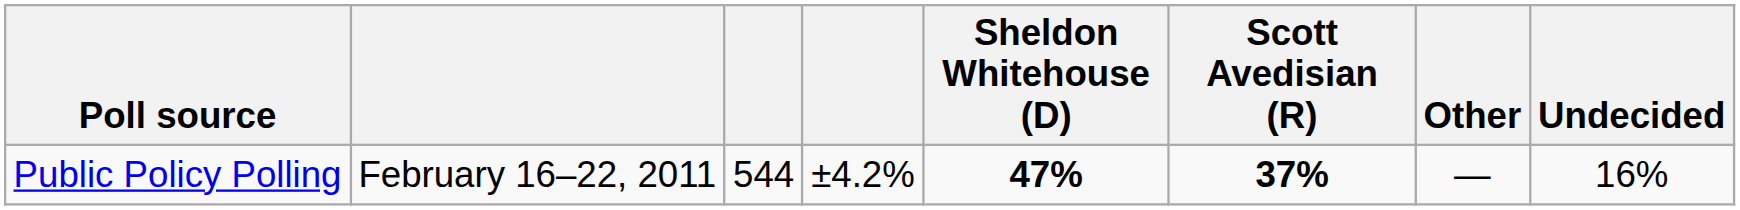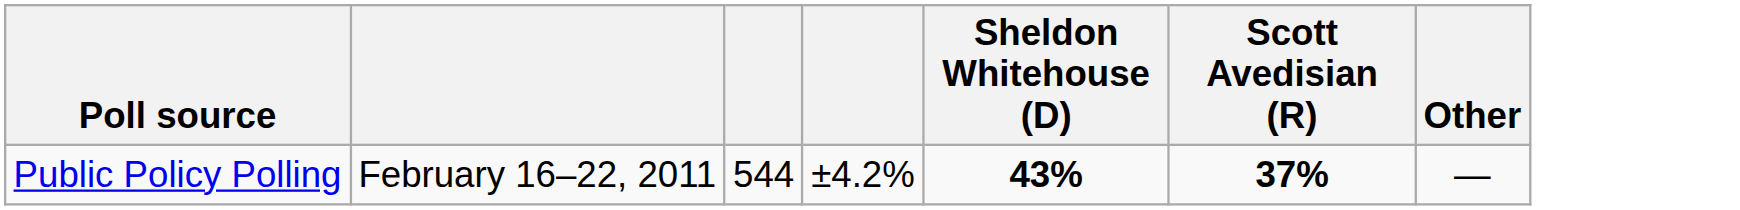- column: (1632, 115)
(1046, 174) 47% -> (1046, 174) 43%
